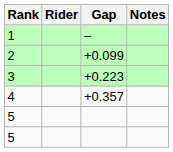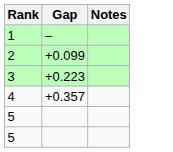- column: (62, 15)
